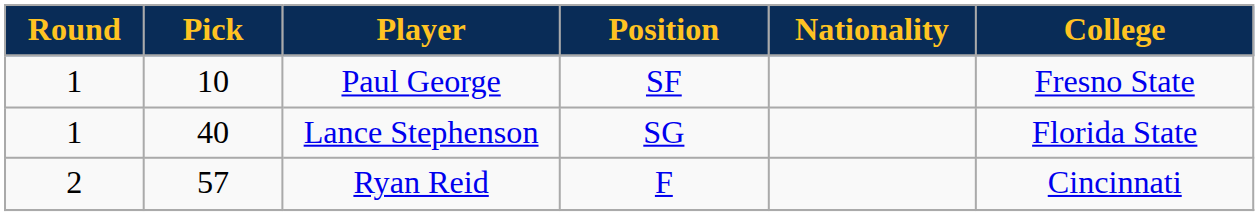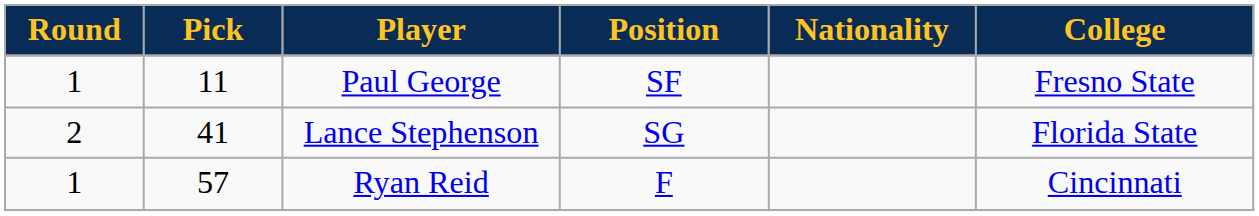(213, 81) 10 -> (213, 81) 11
(74, 132) 1 -> (74, 132) 2
(213, 132) 40 -> (213, 132) 41
(74, 183) 2 -> (74, 183) 1
